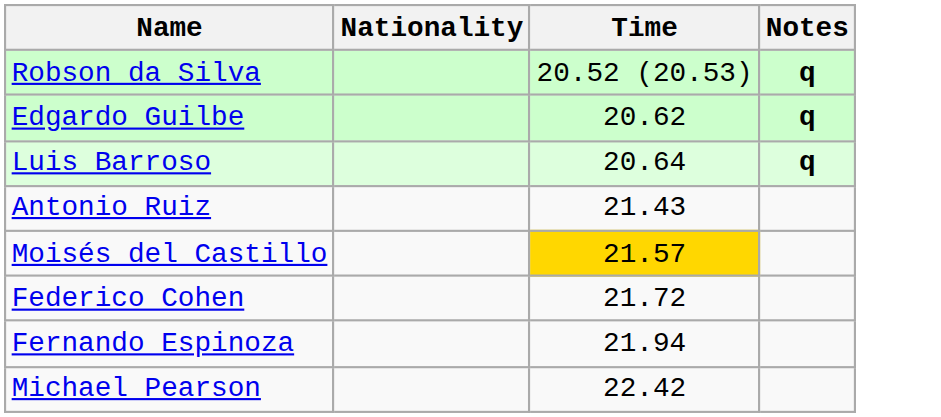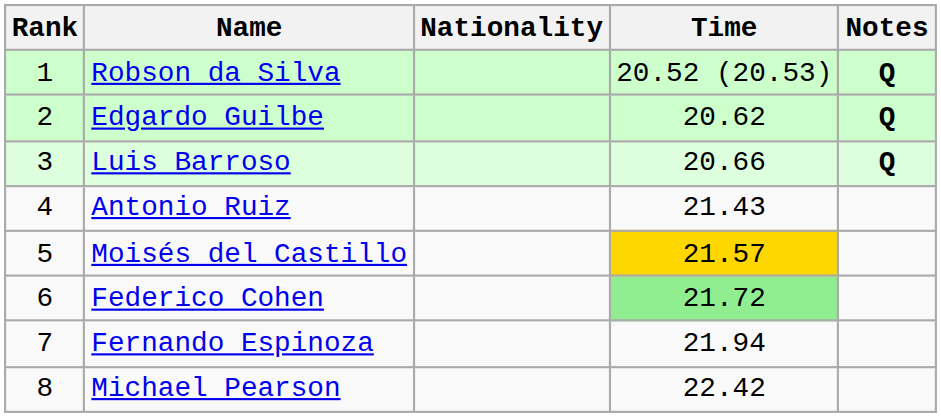+ column: (45, 28)
(807, 73) q -> (887, 73) Q
(807, 118) q -> (887, 118) Q
(645, 163) 20.64 -> (724, 163) 20.66
(807, 163) q -> (887, 163) Q
(645, 298) no background -> (724, 298) lightgreen background
